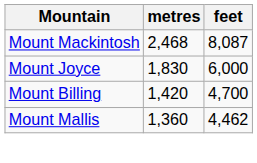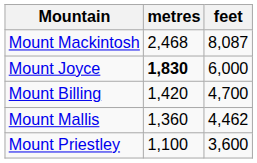(168, 68) normal -> (168, 68) bold
+ row: (64, 145)
